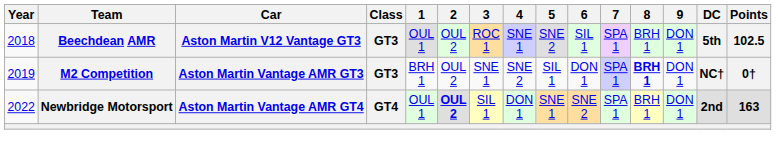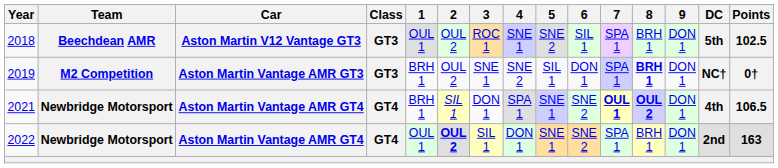+ row: (21, 106)
